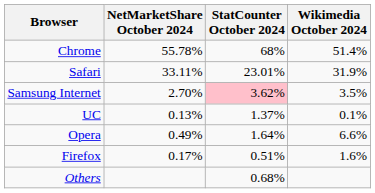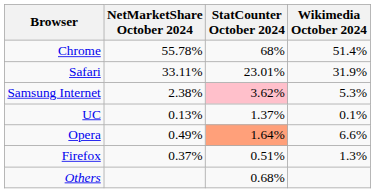(185, 93) 2.70% -> (185, 93) 2.38%
(353, 93) 3.5% -> (353, 93) 5.3%
(268, 135) no background -> (268, 135) lightsalmon background
(185, 156) 0.17% -> (185, 156) 0.37%
(353, 156) 1.6% -> (353, 156) 1.3%
